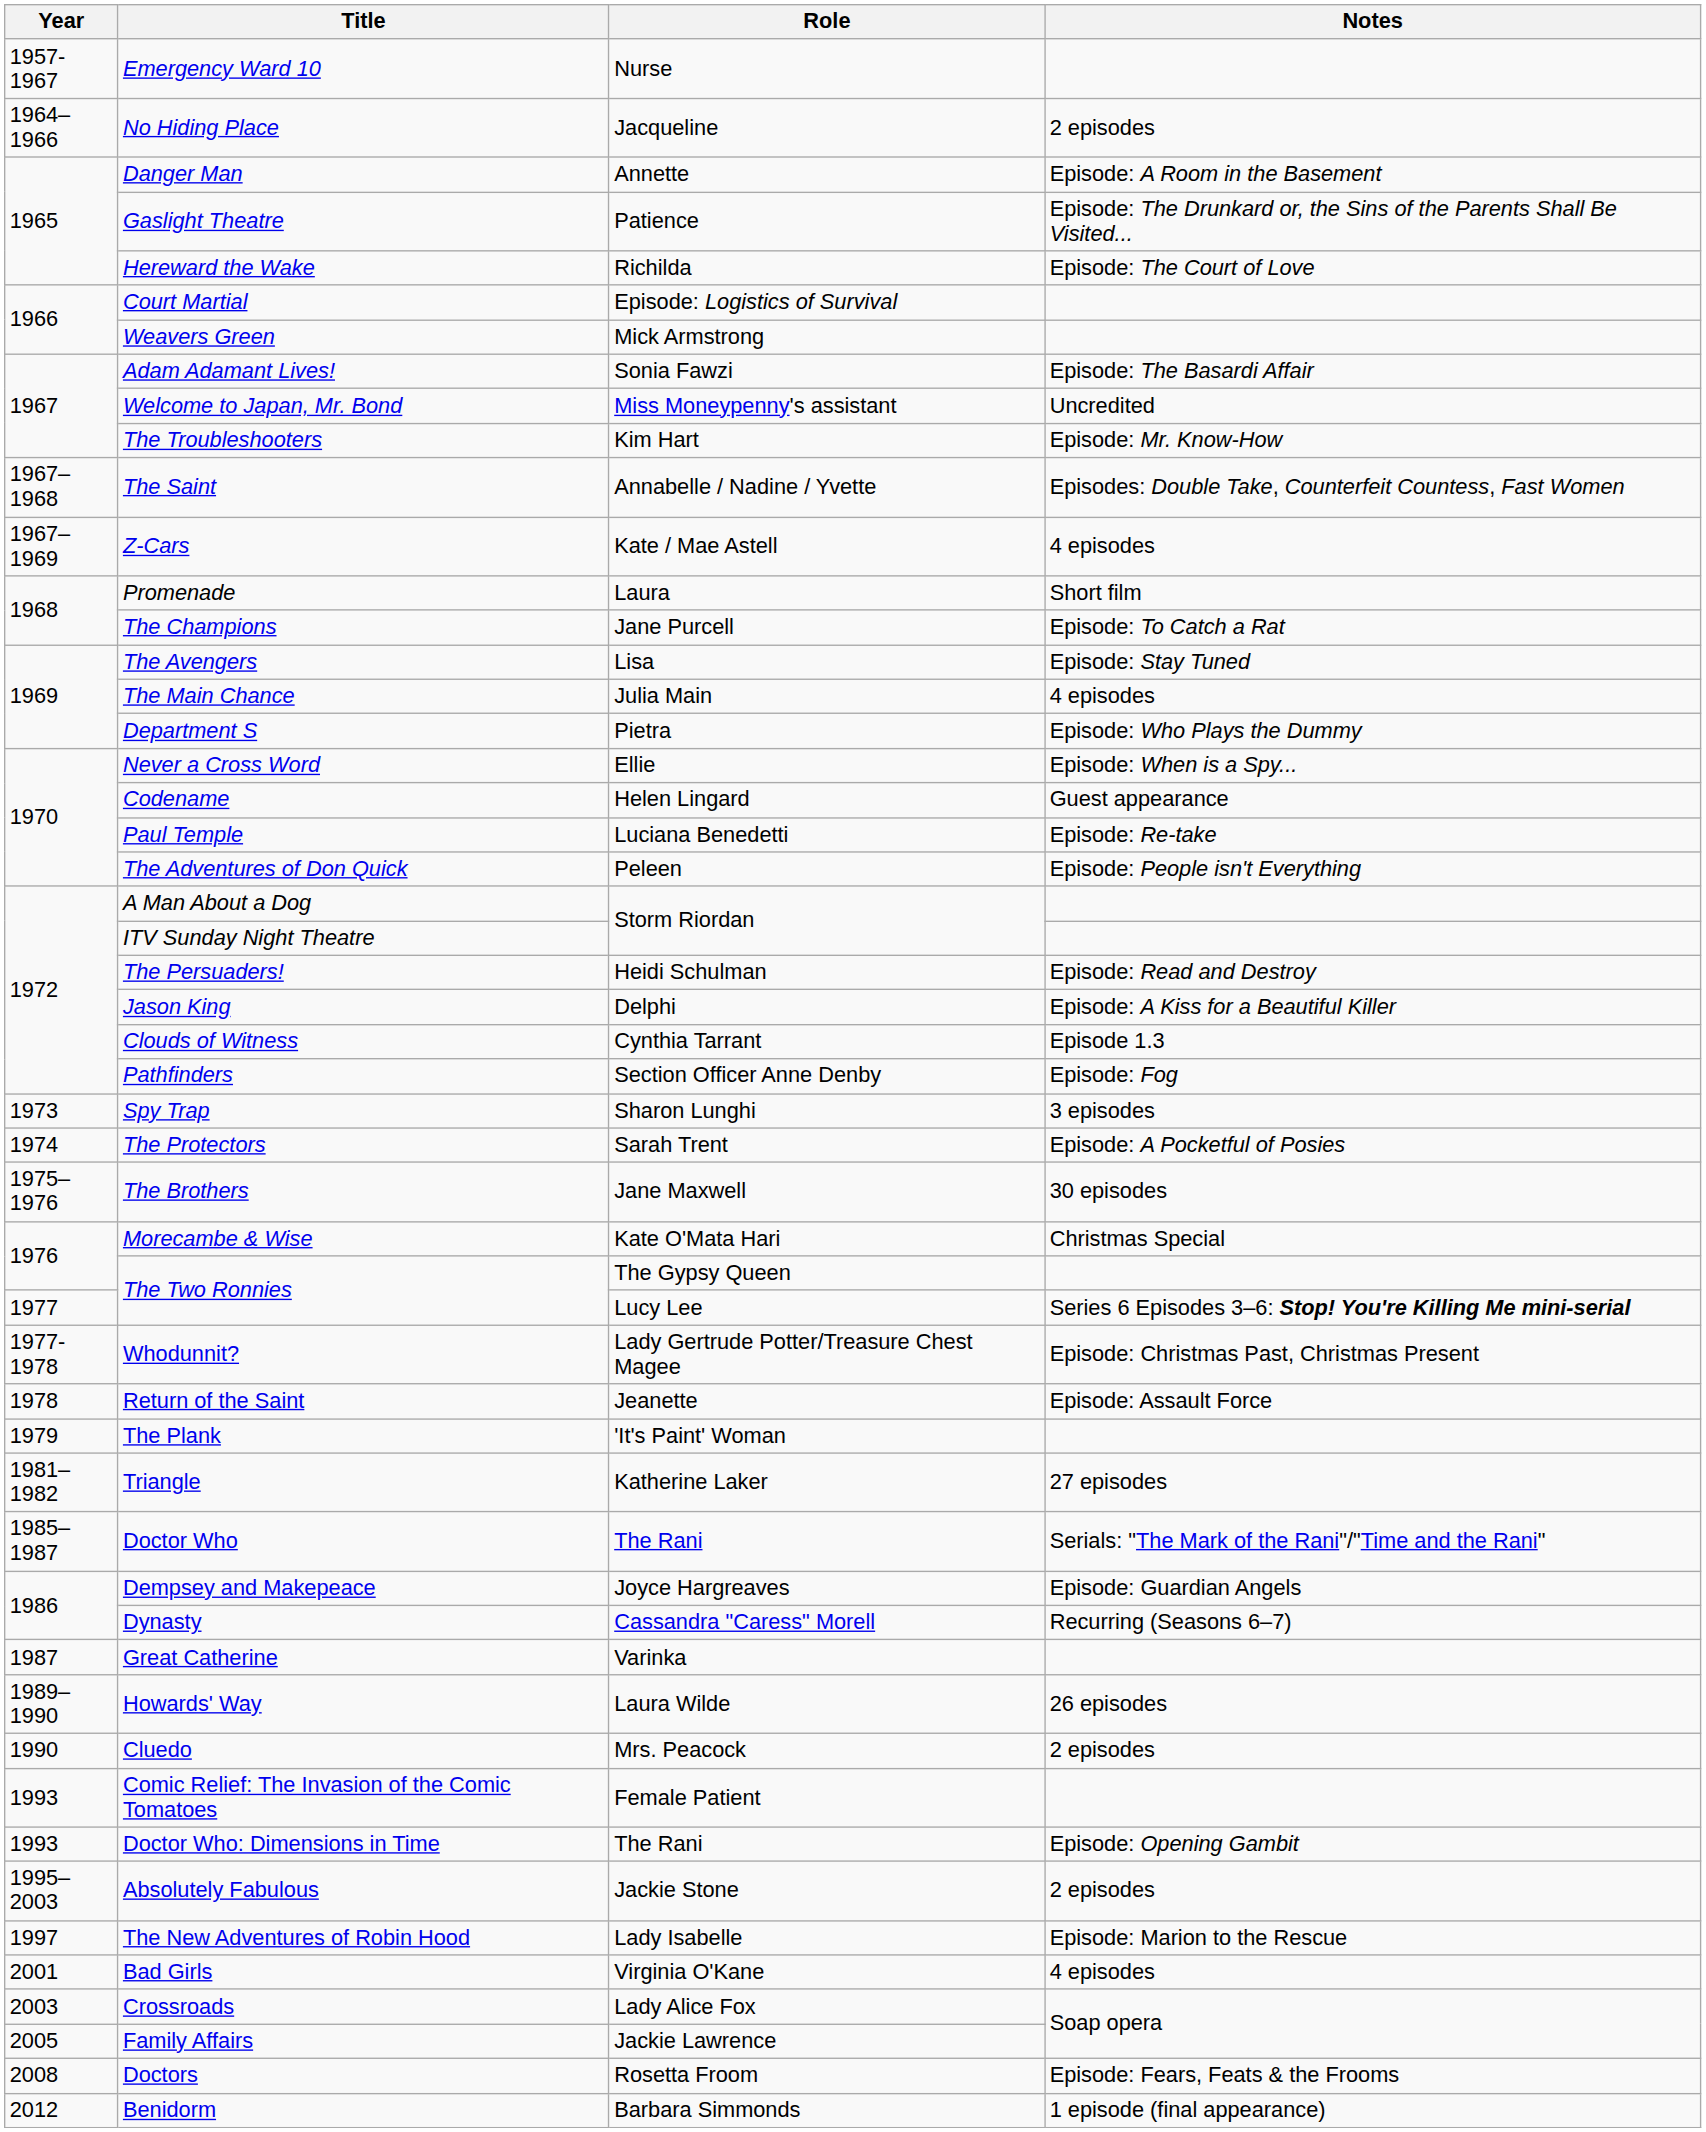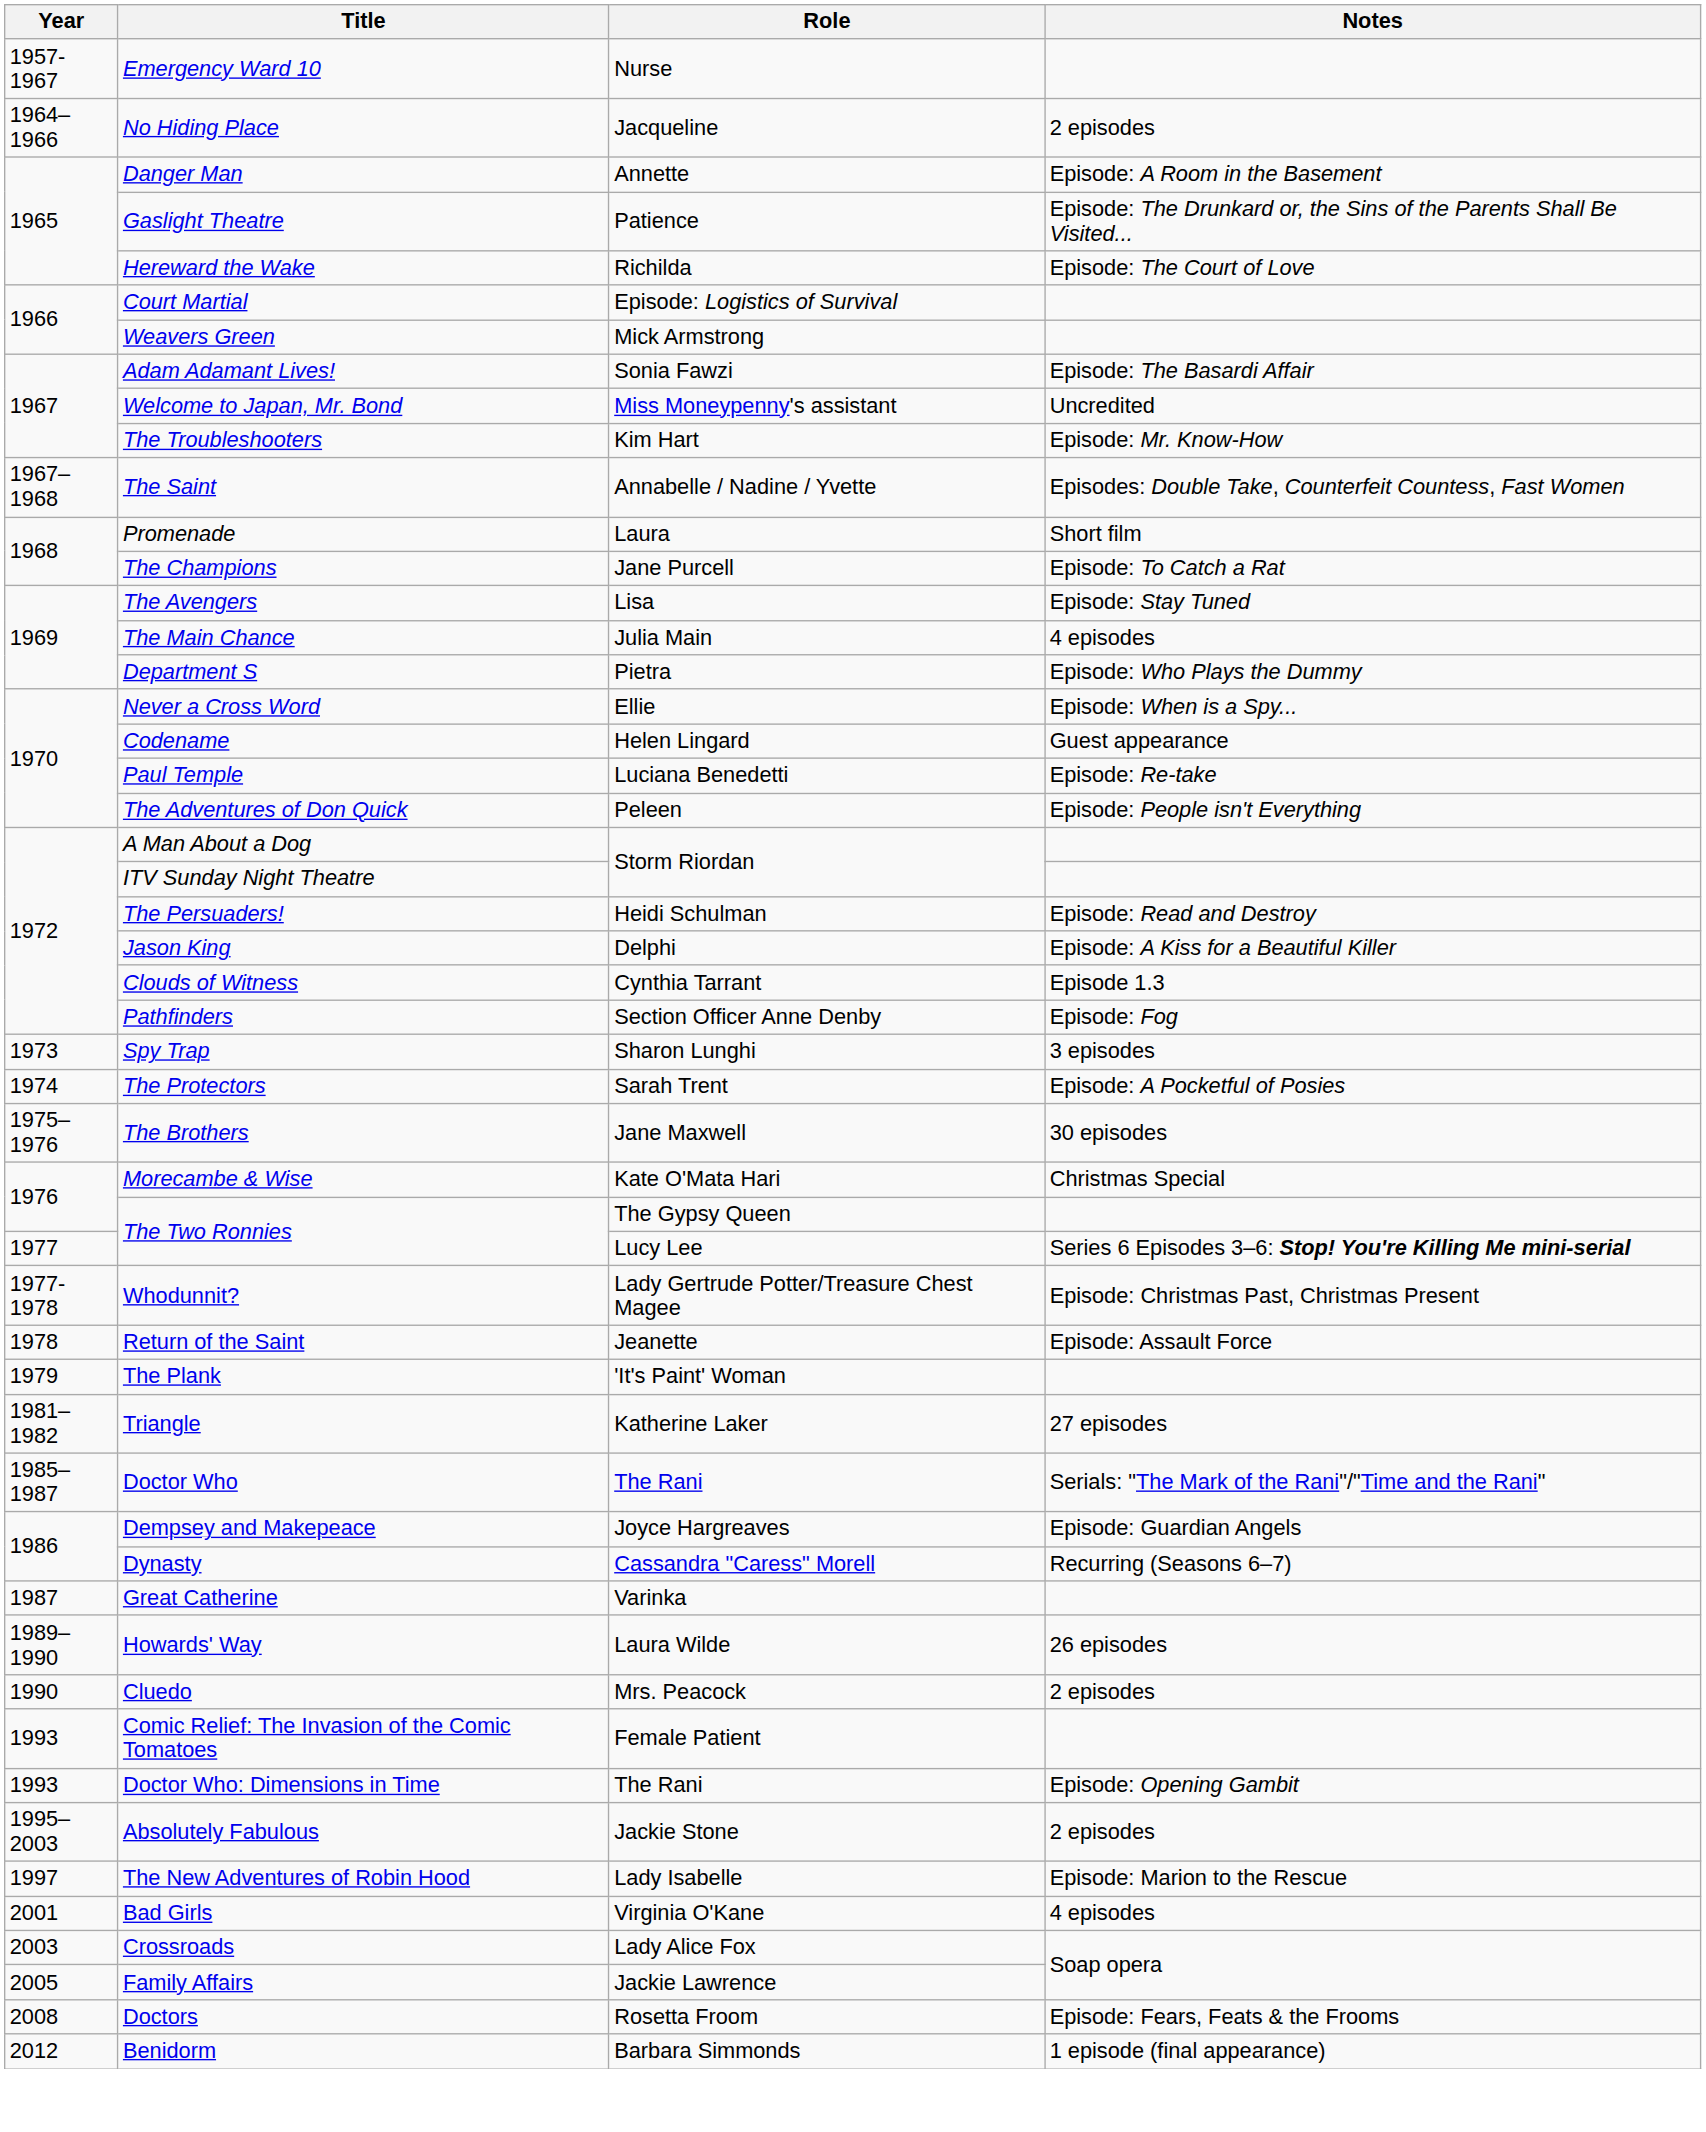- row: (156, 546)
